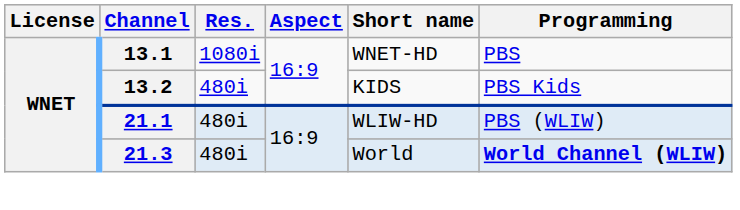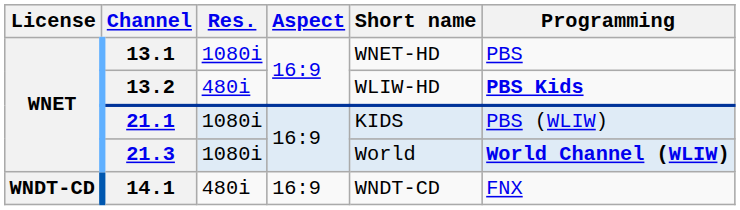(377, 87) KIDS -> (397, 87) WLIW-HD
(533, 87) normal -> (535, 87) bold
(224, 122) 480i -> (232, 122) 1080i
(395, 122) WLIW-HD -> (379, 122) KIDS
(224, 155) 480i -> (232, 155) 1080i
+ row: (151, 188)
